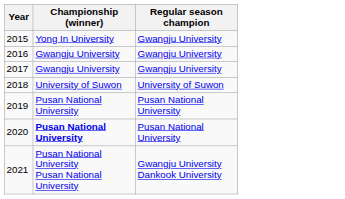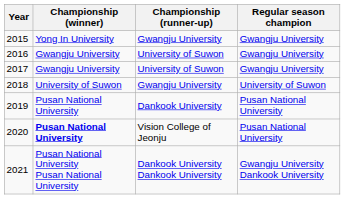+ column: (186, 17)
